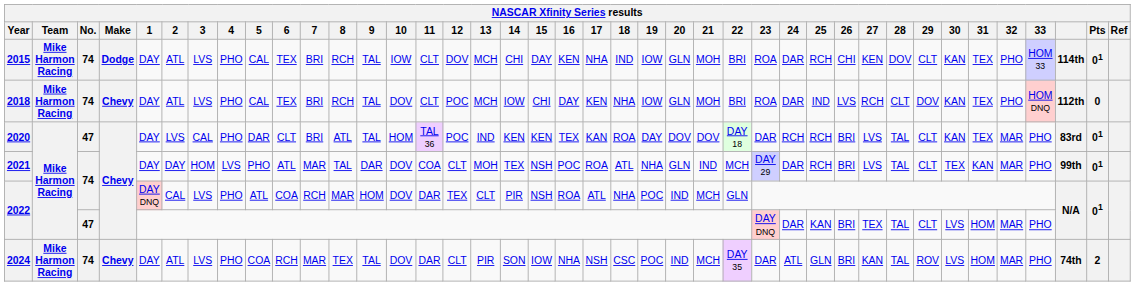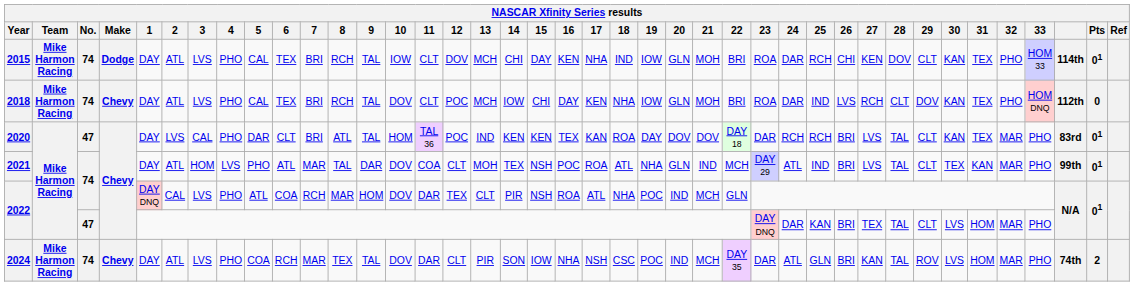(175, 166) DAY -> (175, 166) ATL
(793, 166) DAR -> (793, 166) ATL
(821, 166) RCH -> (820, 166) IND
